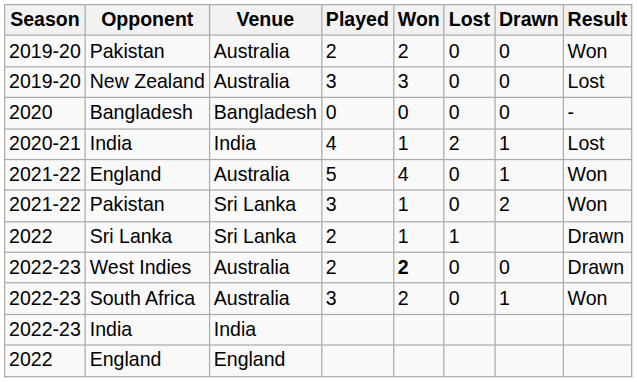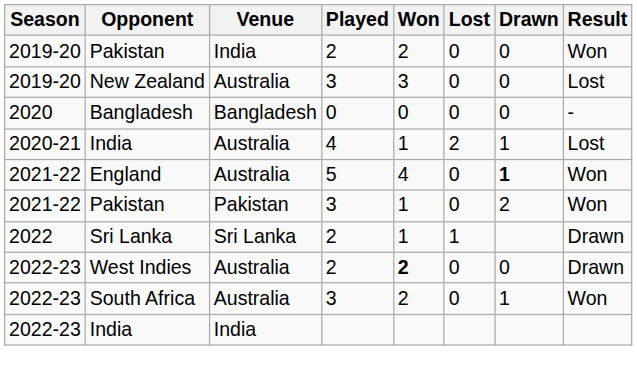(252, 50) Australia -> (235, 50) India
(235, 143) India -> (252, 143) Australia
(504, 174) normal -> (504, 174) bold
(255, 205) Sri Lanka -> (251, 205) Pakistan
- row: (31, 360)
